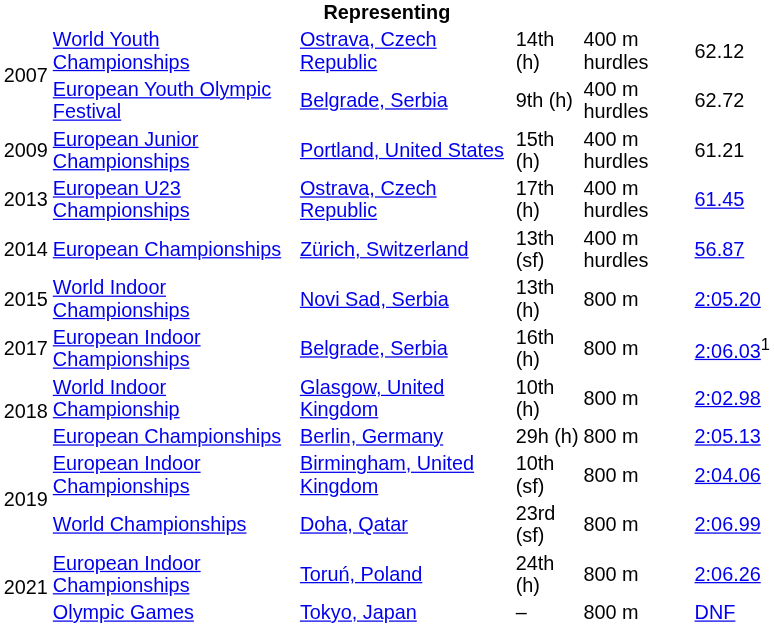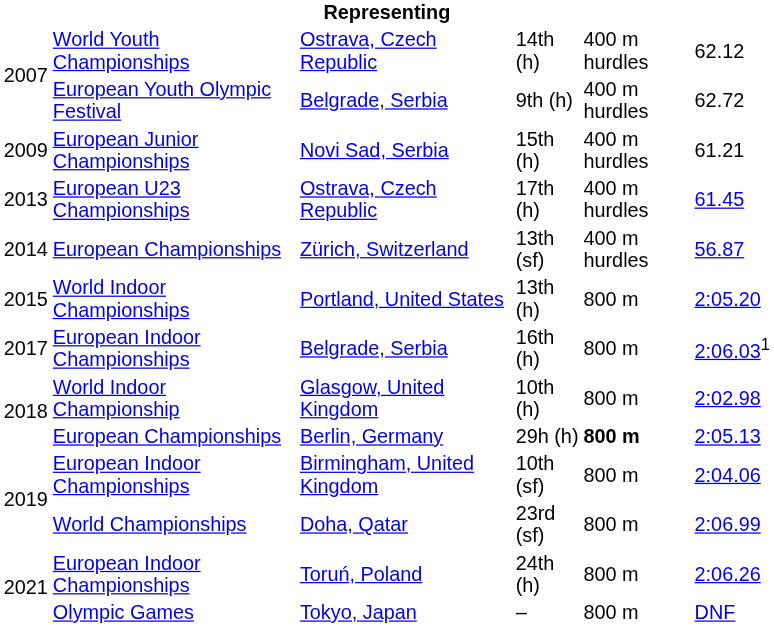(402, 150) Portland, United States -> (374, 150) Novi Sad, Serbia
(374, 299) Novi Sad, Serbia -> (402, 299) Portland, United States
(611, 436) normal -> (612, 436) bold
